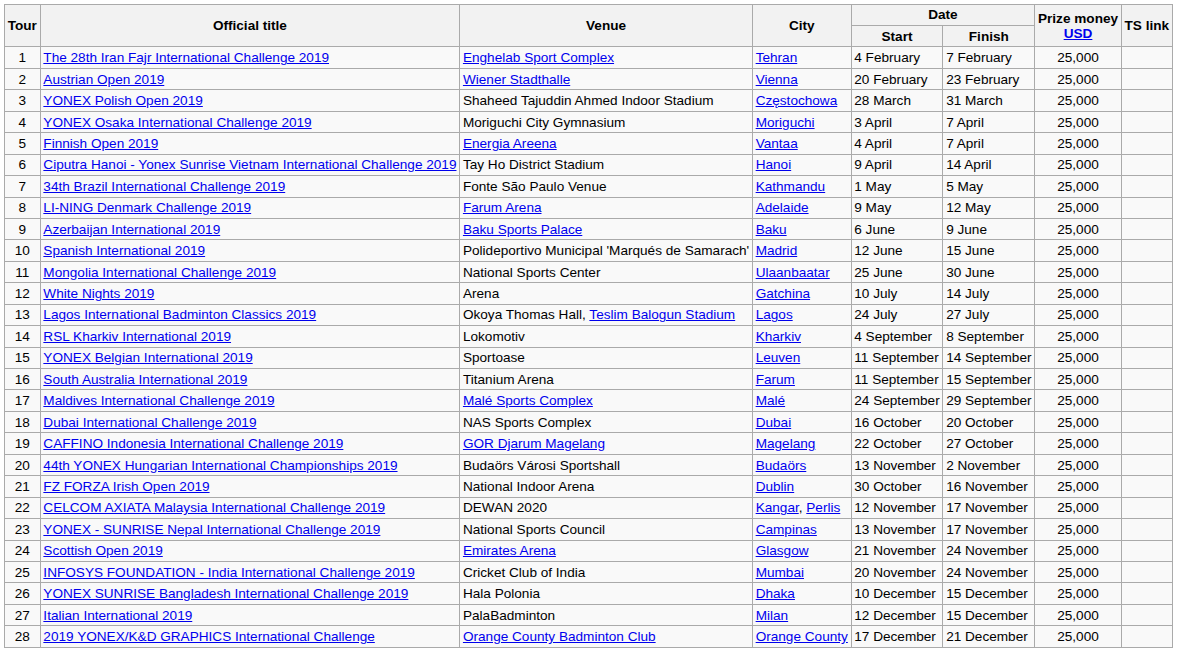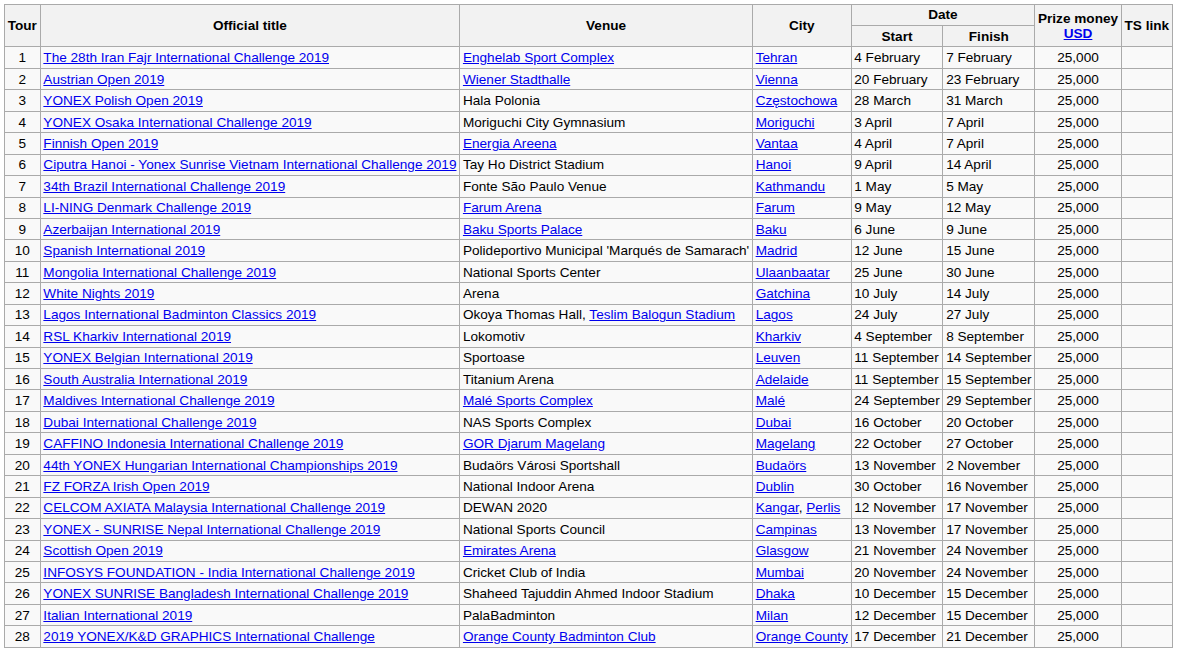(588, 101) Shaheed Tajuddin Ahmed Indoor Stadium -> (501, 101) Hala Polonia
(782, 208) Adelaide -> (775, 208) Farum
(775, 379) Farum -> (782, 379) Adelaide
(501, 594) Hala Polonia -> (588, 594) Shaheed Tajuddin Ahmed Indoor Stadium
